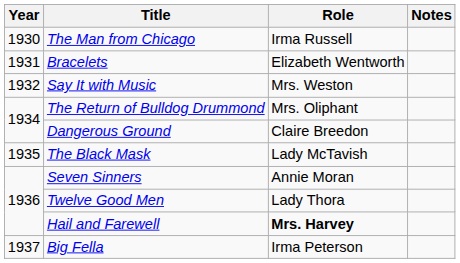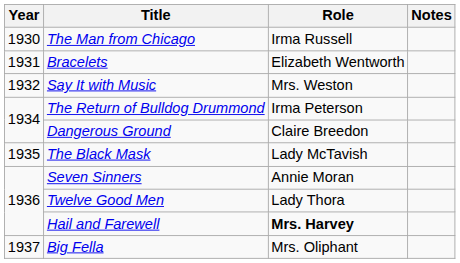(315, 108) Mrs. Oliphant -> (317, 108) Irma Peterson
(317, 246) Irma Peterson -> (315, 246) Mrs. Oliphant
